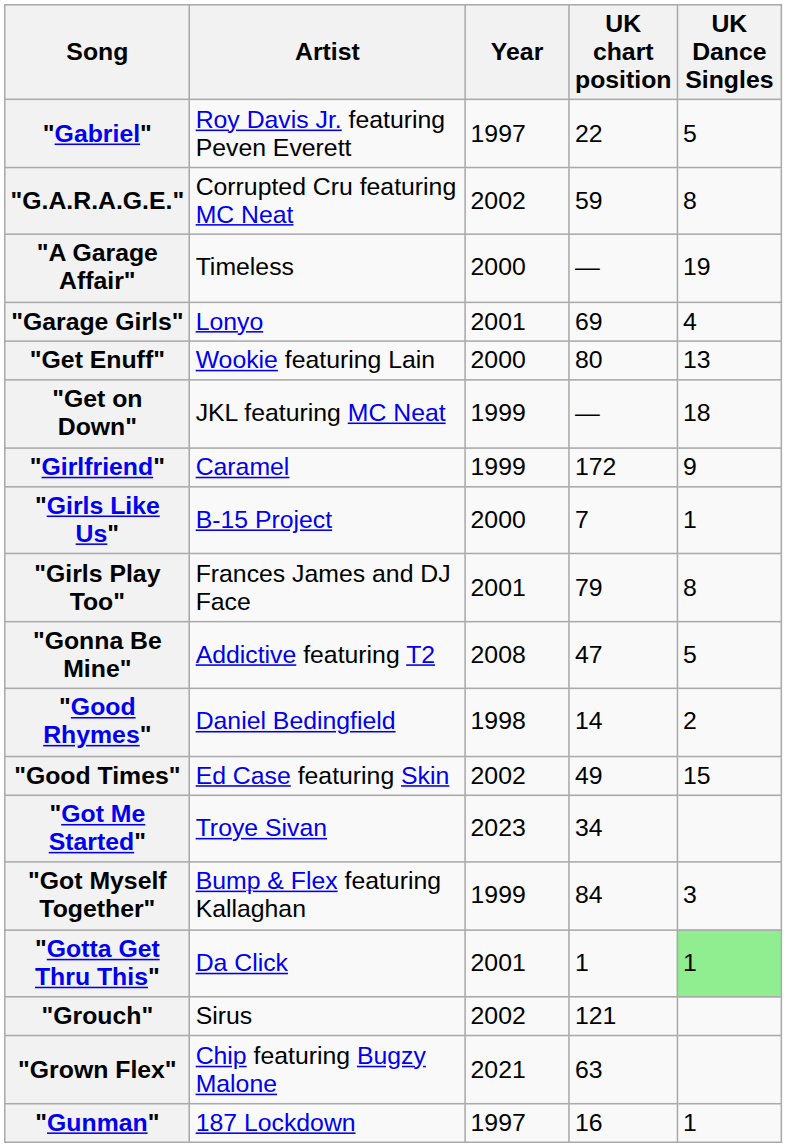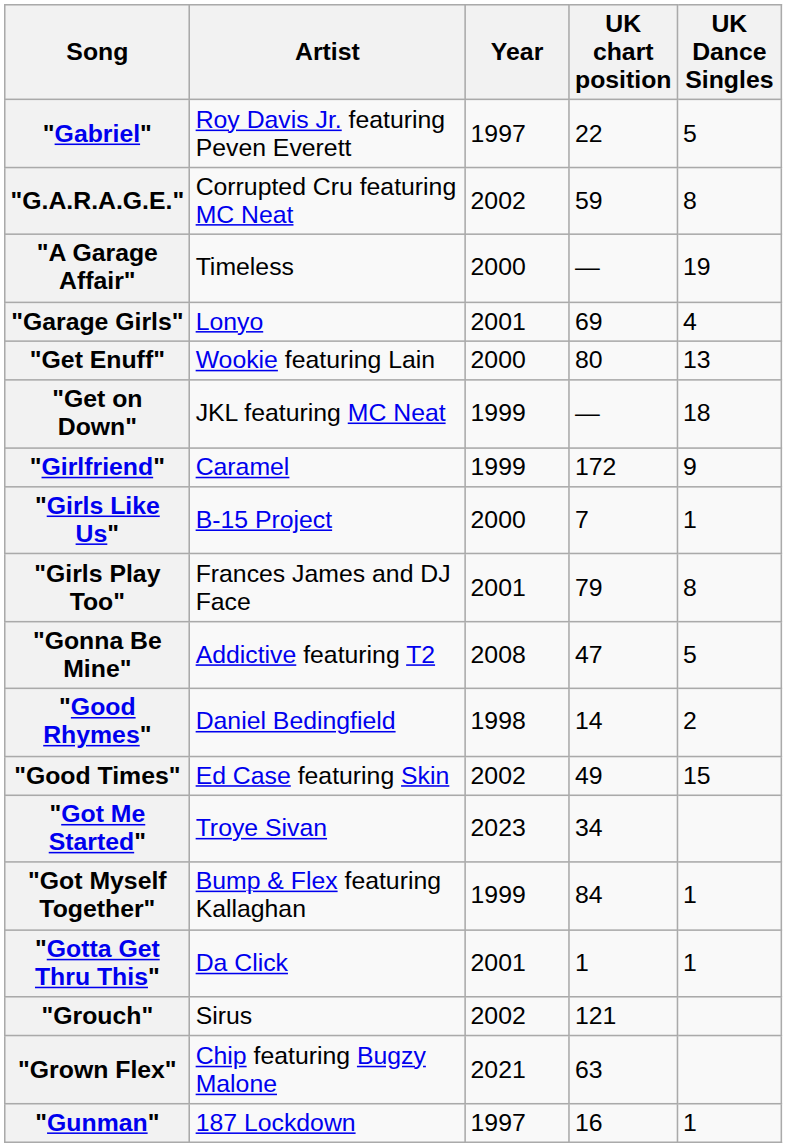(690, 895) 3 -> (690, 895) 1
(690, 962) lightgreen background -> (690, 962) no background
